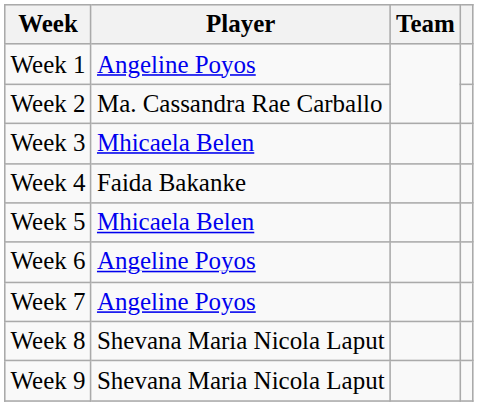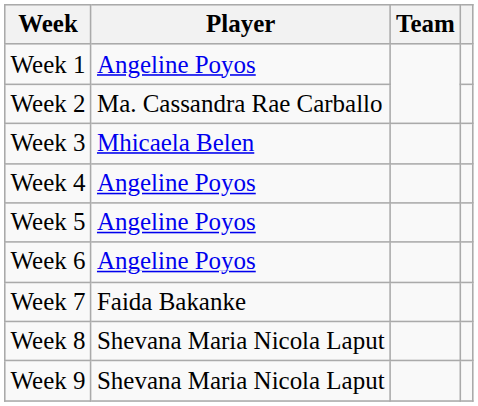(171, 182) Faida Bakanke -> (176, 182) Angeline Poyos
(176, 222) Mhicaela Belen -> (176, 222) Angeline Poyos
(176, 301) Angeline Poyos -> (171, 301) Faida Bakanke
